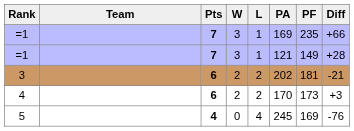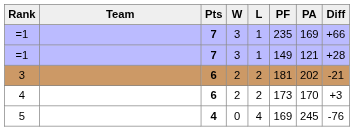columns swapped: (309, 14) <-> (283, 14)
